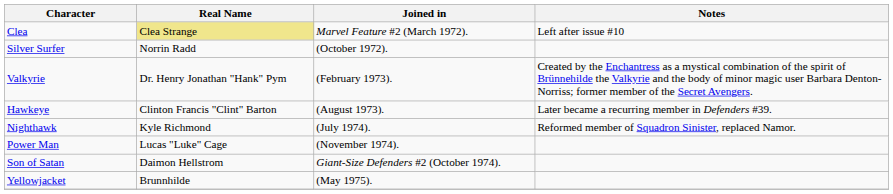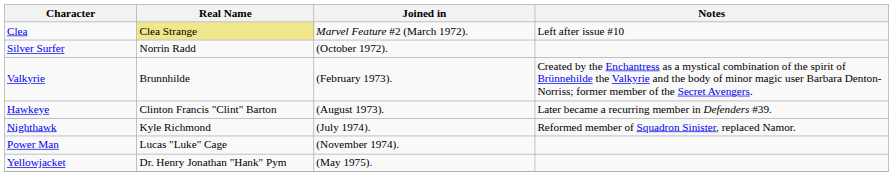(213, 79) Dr. Henry Jonathan "Hank" Pym -> (165, 79) Brunnhilde
- row: (36, 162)
(165, 180) Brunnhilde -> (213, 162) Dr. Henry Jonathan "Hank" Pym
